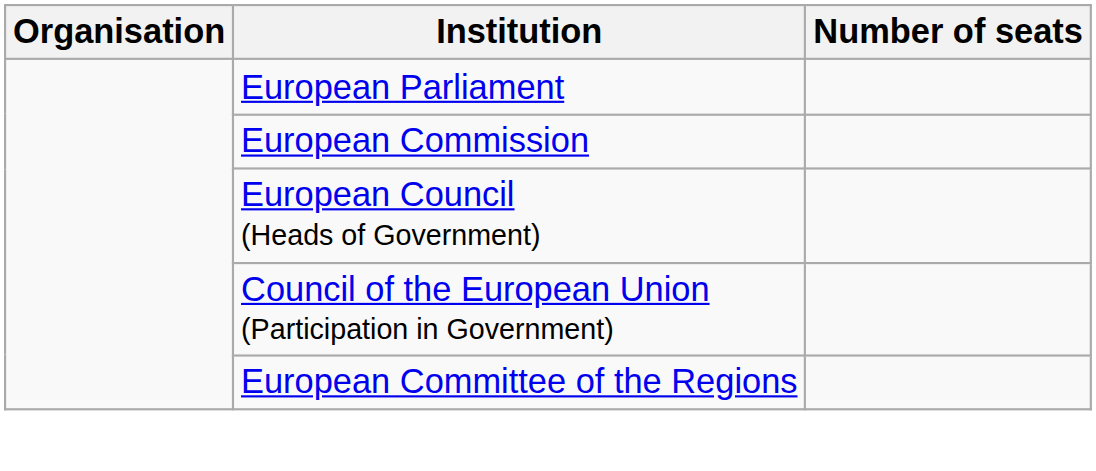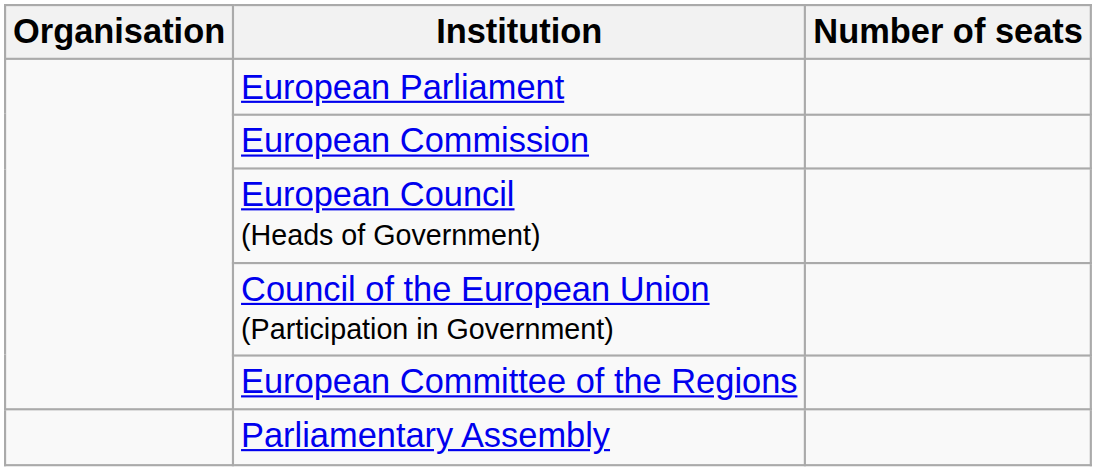+ row: (426, 436)
